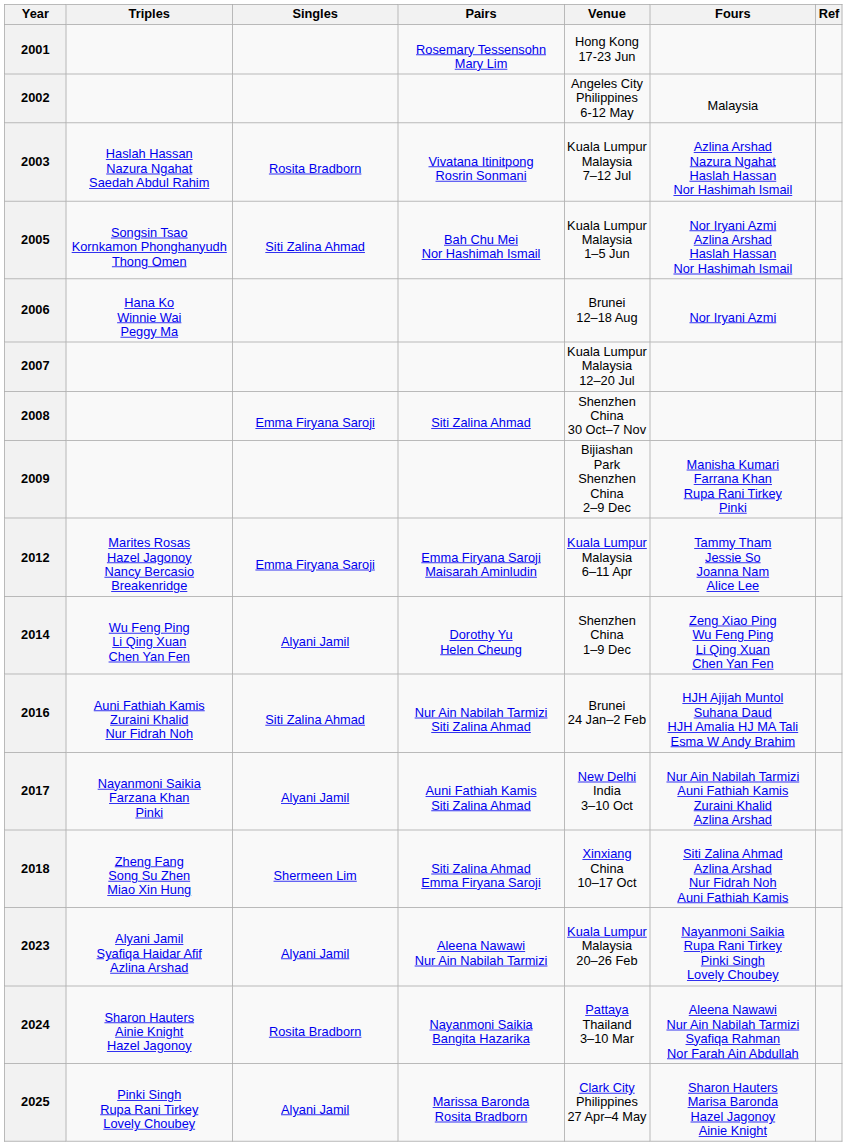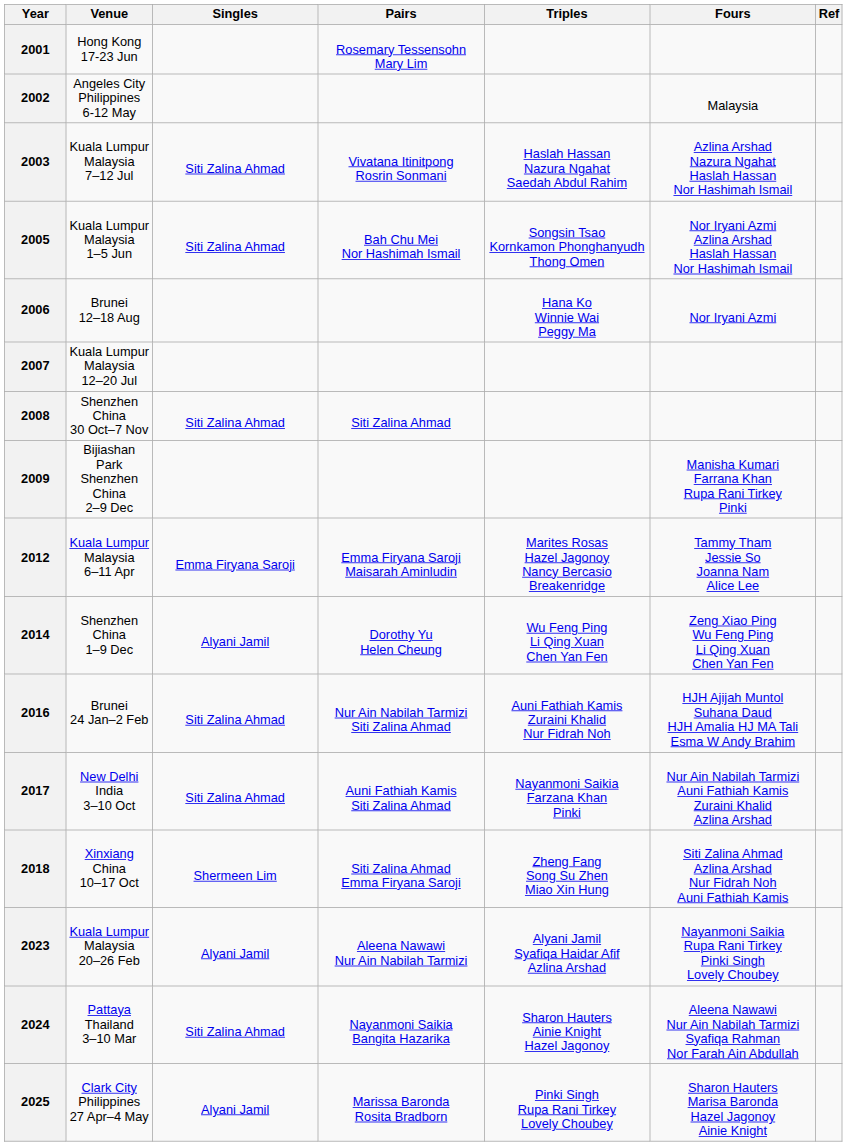columns swapped: (607, 14) <-> (149, 14)
(315, 169) Rosita Bradborn -> (235, 169) Siti Zalina Ahmad
(315, 423) Emma Firyana Saroji -> (235, 423) Siti Zalina Ahmad
(315, 798) Alyani Jamil -> (235, 798) Siti Zalina Ahmad
(315, 1031) Rosita Bradborn -> (235, 1031) Siti Zalina Ahmad
